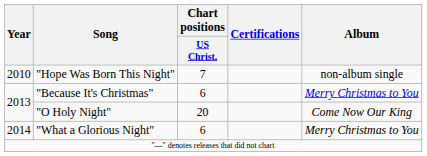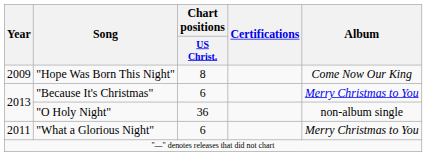(19, 74) 2010 -> (19, 74) 2009
(203, 74) 7 -> (203, 74) 8
(362, 74) non-album single -> (362, 74) Come Now Our King
(203, 111) 20 -> (203, 111) 36
(362, 111) Come Now Our King -> (362, 111) non-album single
(19, 130) 2014 -> (19, 130) 2011
